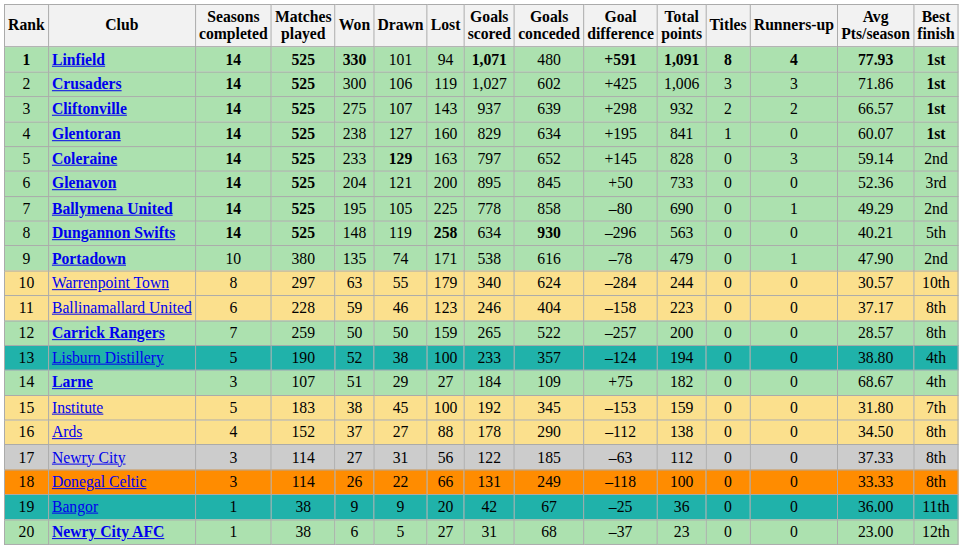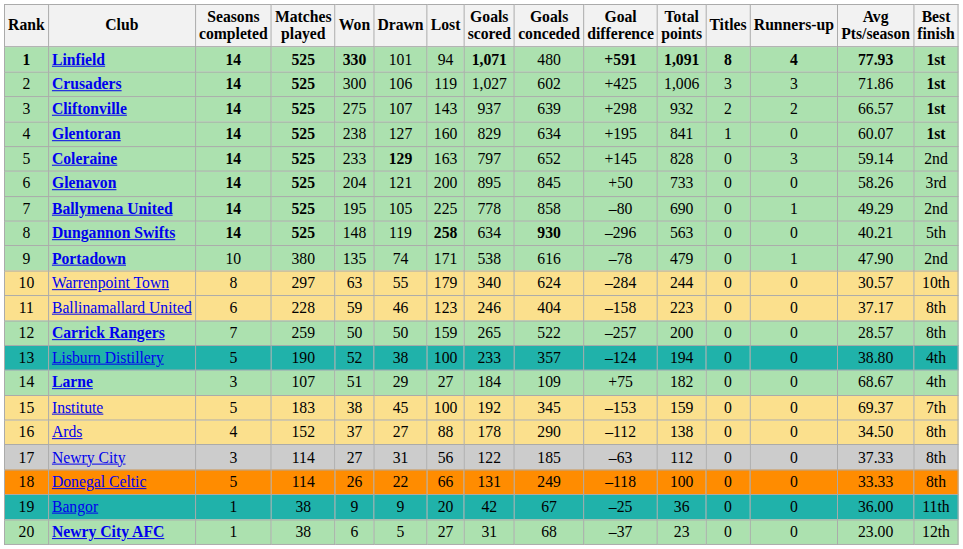(876, 183) 52.36 -> (876, 183) 58.26
(876, 407) 31.80 -> (876, 407) 69.37
(233, 482) 3 -> (233, 482) 5
